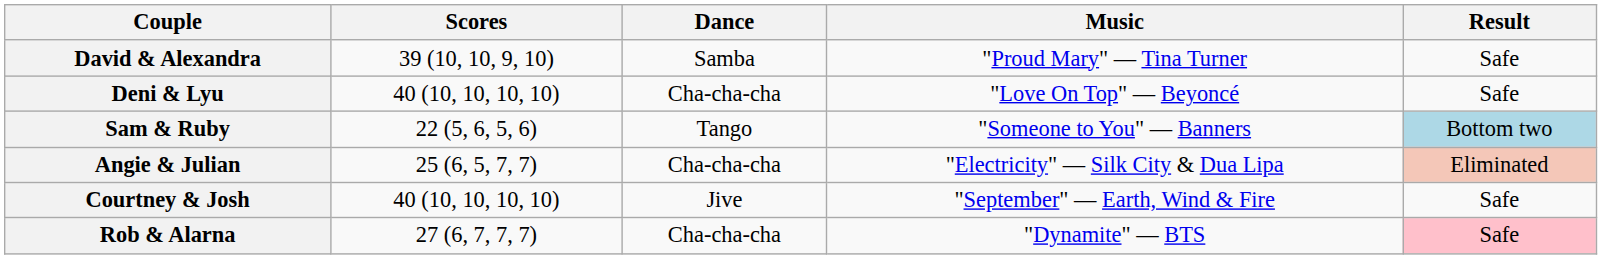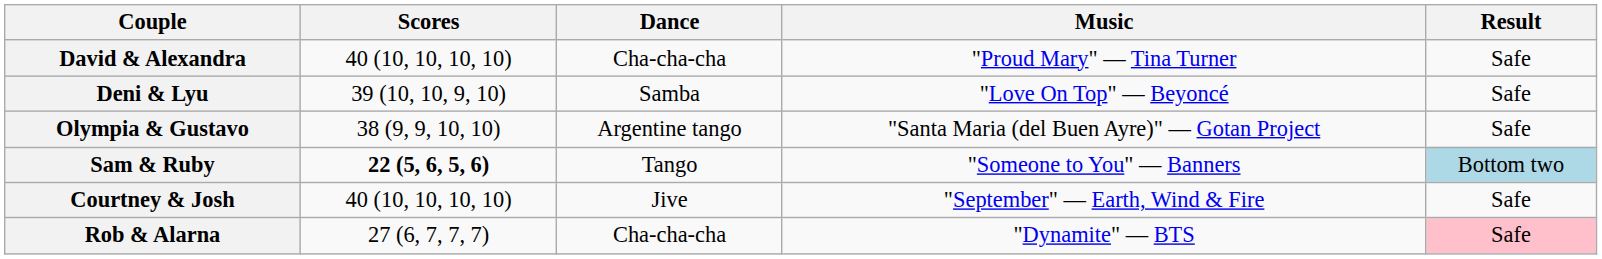(476, 57) 39 (10, 10, 9, 10) -> (429, 57) 40 (10, 10, 10, 10)
(724, 57) Samba -> (670, 57) Cha-cha-cha
(476, 93) 40 (10, 10, 10, 10) -> (429, 93) 39 (10, 10, 9, 10)
(724, 93) Cha-cha-cha -> (670, 93) Samba
+ row: (152, 128)
(476, 128) normal -> (429, 164) bold
- row: (168, 164)
